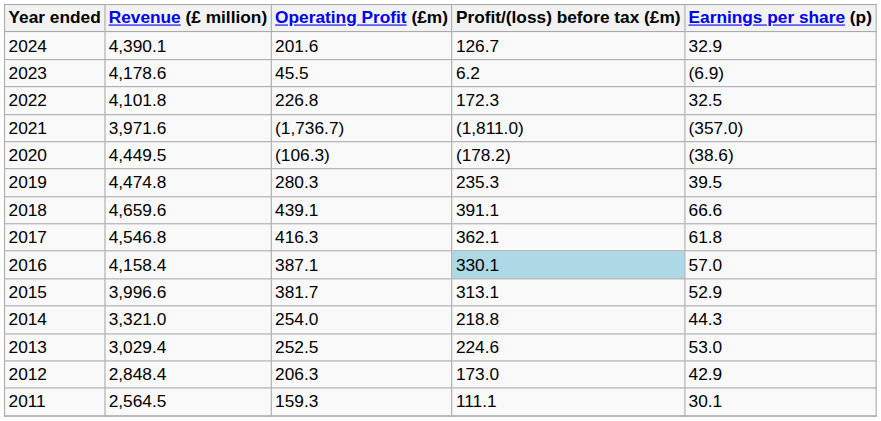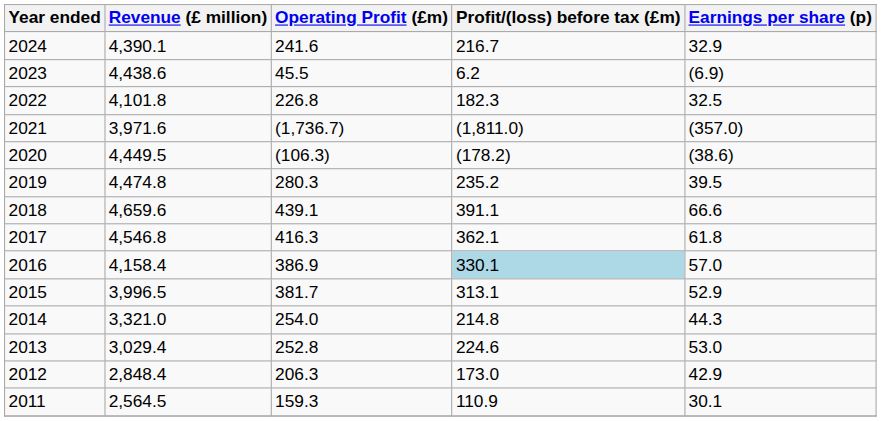(297, 45) 201.6 -> (297, 45) 241.6
(478, 45) 126.7 -> (478, 45) 216.7
(138, 73) 4,178.6 -> (138, 73) 4,438.6
(478, 100) 172.3 -> (478, 100) 182.3
(478, 182) 235.3 -> (478, 182) 235.2
(297, 264) 387.1 -> (297, 264) 386.9
(138, 292) 3,996.6 -> (138, 292) 3,996.5
(478, 319) 218.8 -> (478, 319) 214.8
(297, 347) 252.5 -> (297, 347) 252.8
(476, 401) 111.1 -> (477, 401) 110.9
